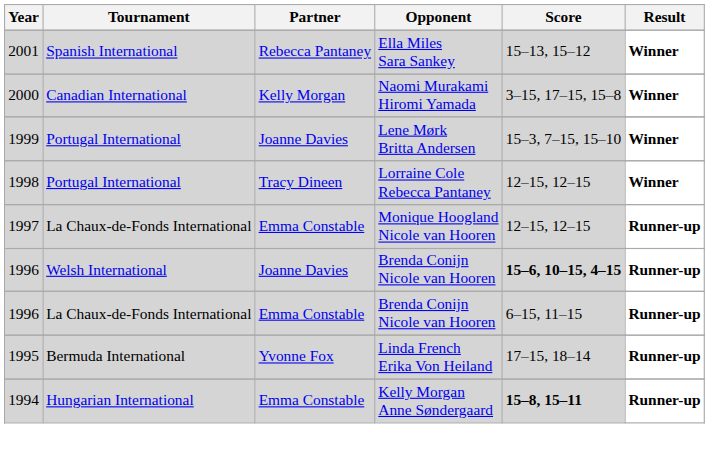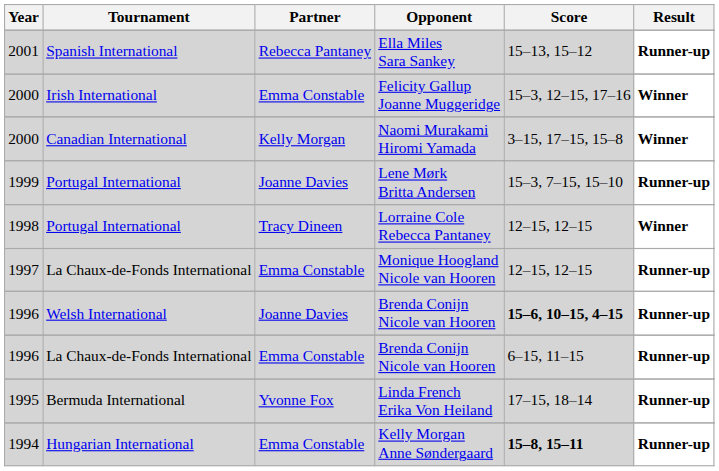(654, 52) Winner -> (674, 52) Runner-up
+ row: (102, 95)
(654, 139) Winner -> (674, 182) Runner-up
